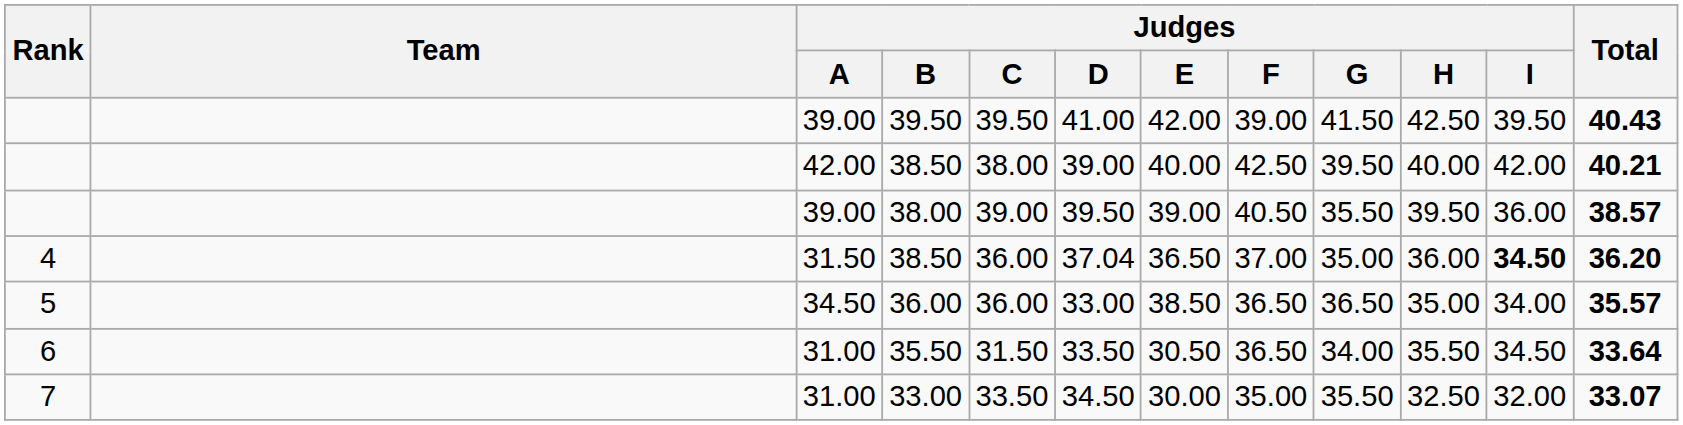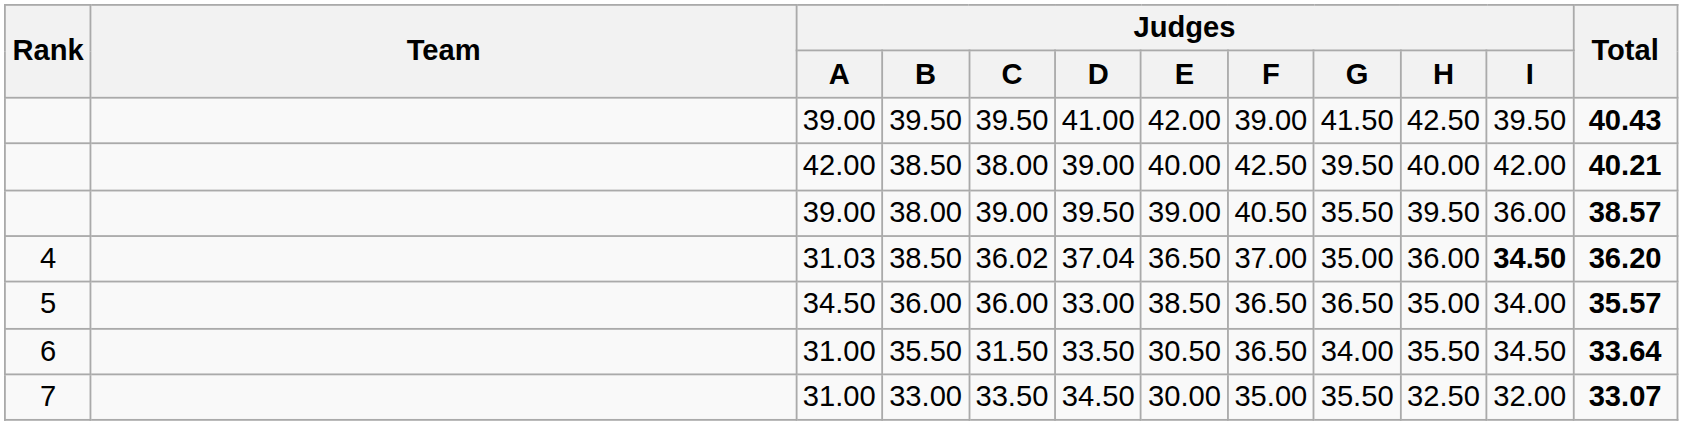(839, 258) 31.50 -> (839, 258) 31.03
(1012, 258) 36.00 -> (1012, 258) 36.02
